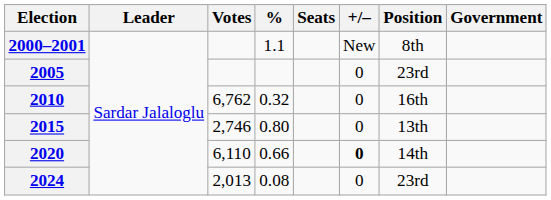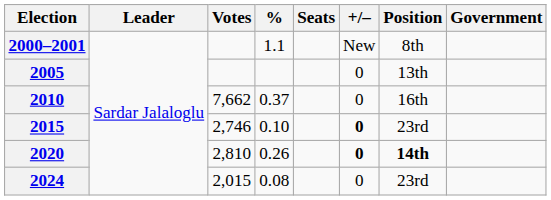(413, 72) 23rd -> (413, 72) 13th
(232, 99) 6,762 -> (232, 99) 7,662
(274, 99) 0.32 -> (274, 99) 0.37
(274, 126) 0.80 -> (274, 126) 0.10
(359, 126) normal -> (359, 126) bold
(413, 126) 13th -> (413, 126) 23rd
(232, 153) 6,110 -> (232, 153) 2,810
(274, 153) 0.66 -> (274, 153) 0.26
(413, 153) normal -> (413, 153) bold
(232, 180) 2,013 -> (232, 180) 2,015
